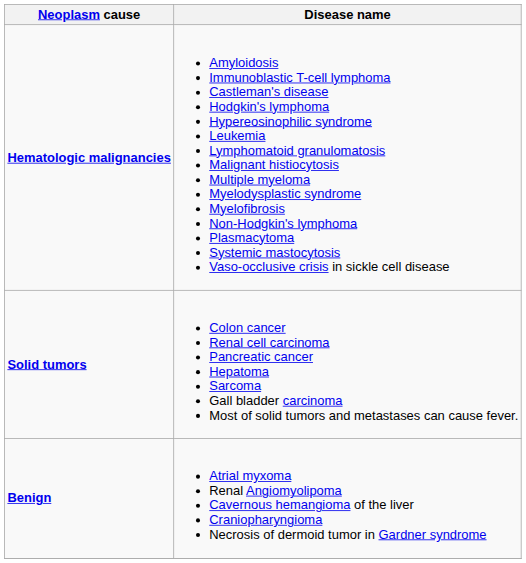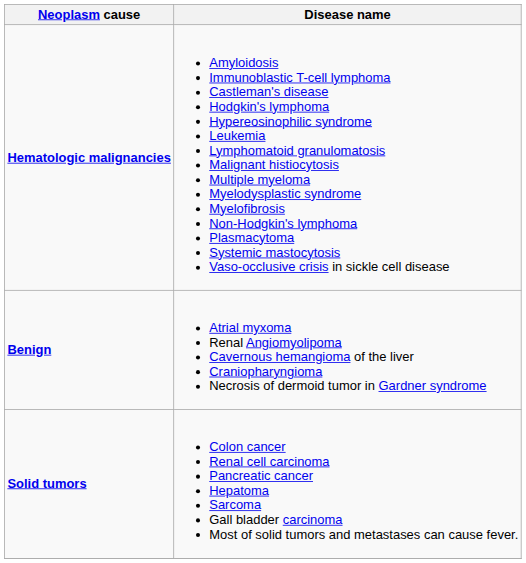rows swapped: (47, 364) <-> (29, 498)
